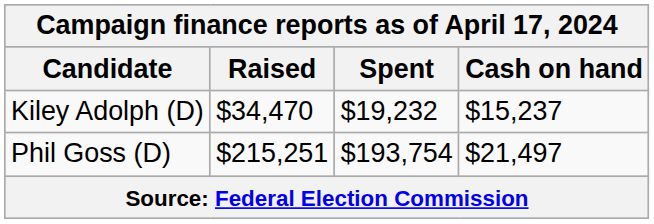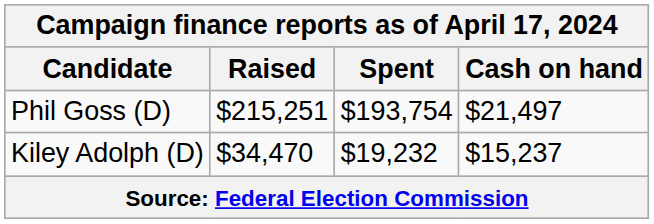rows swapped: (107, 111) <-> (91, 153)
